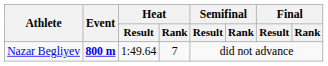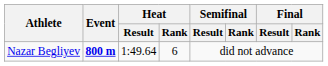(175, 51) 7 -> (175, 51) 6
